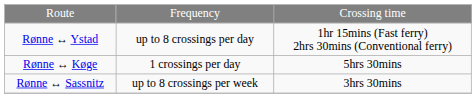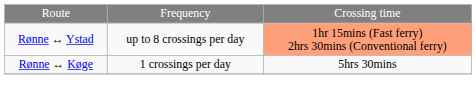(373, 39) no background -> (367, 39) lightsalmon background
- row: (60, 83)
